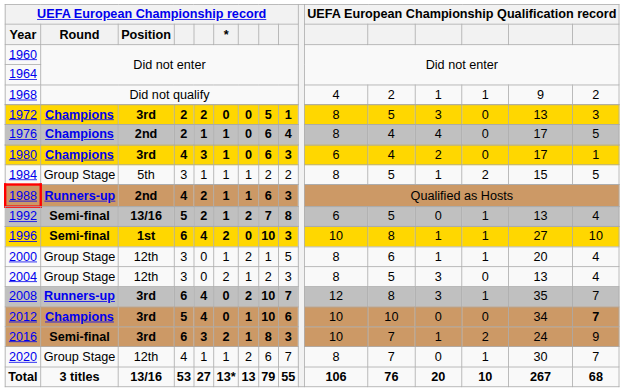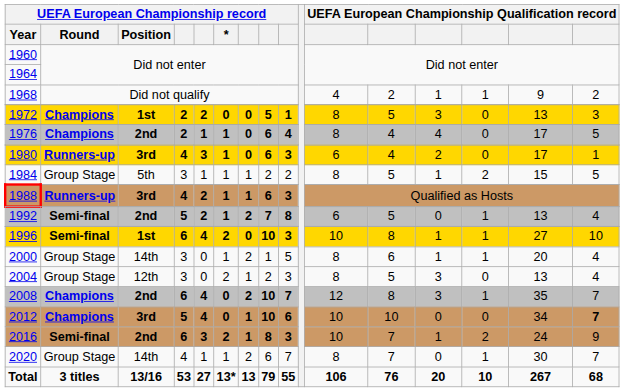(146, 114) 3rd -> (146, 114) 1st
(79, 154) Champions -> (79, 154) Runners-up
(146, 195) 2nd -> (146, 195) 3rd
(146, 216) 13/16 -> (146, 216) 2nd
(146, 256) 12th -> (146, 256) 14th
(79, 296) Runners-up -> (79, 296) Champions
(146, 296) 3rd -> (146, 296) 2nd
(146, 336) 3rd -> (146, 336) 2nd
(146, 356) 12th -> (146, 356) 14th
